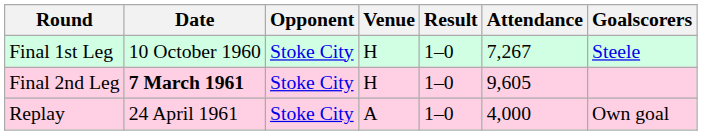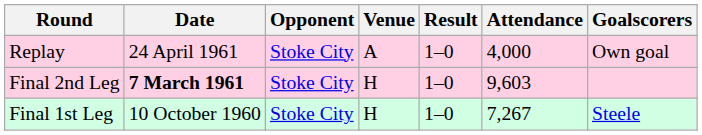rows swapped: (61, 51) <-> (37, 113)
(509, 82) 9,605 -> (509, 82) 9,603
